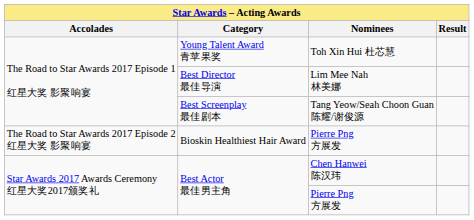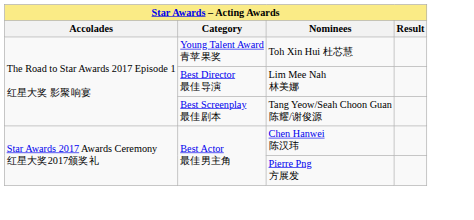- row: (243, 140)
